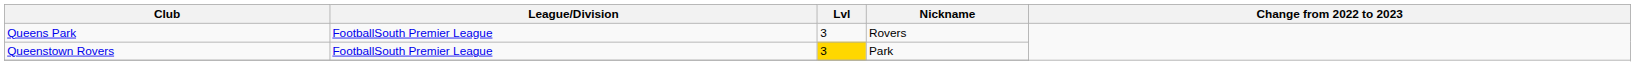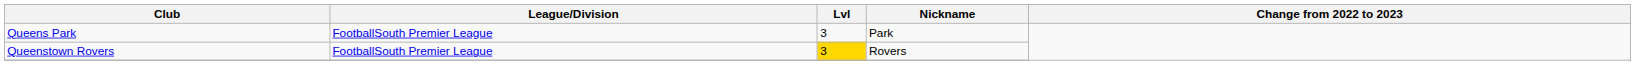(888, 33) Rovers -> (881, 33) Park
(881, 51) Park -> (888, 51) Rovers
